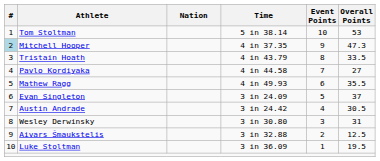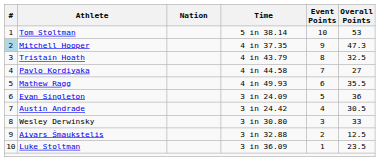(357, 58) 33.5 -> (357, 58) 32.5
(357, 96) 37 -> (357, 96) 36
(357, 121) 31 -> (357, 121) 33
(357, 147) 19.5 -> (357, 147) 23.5
